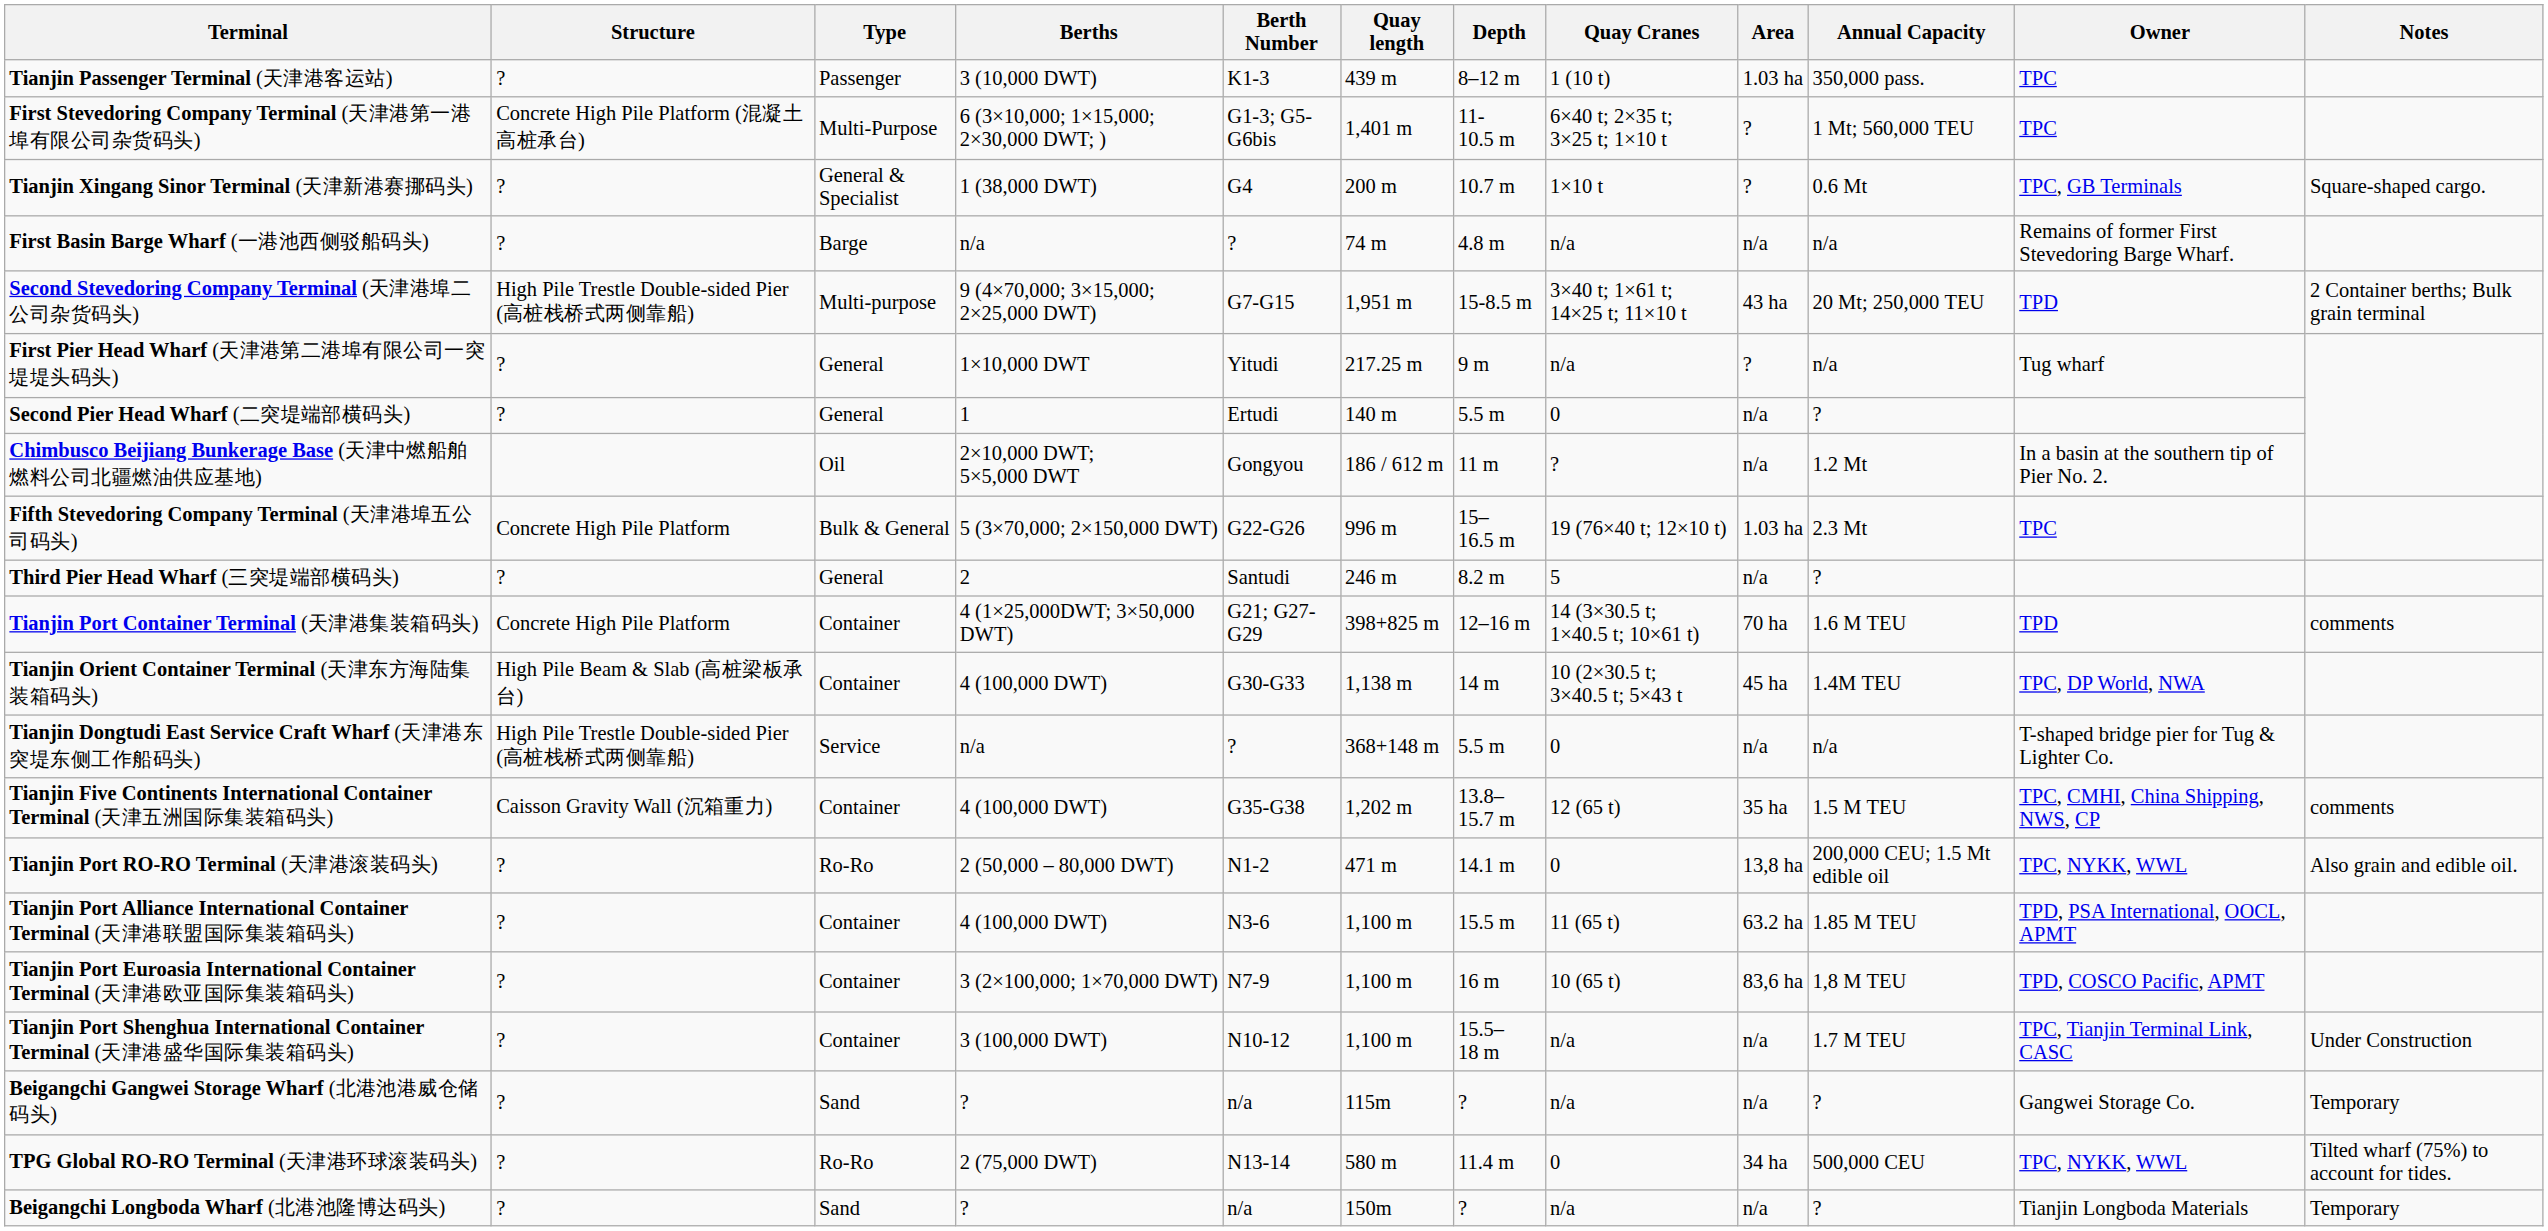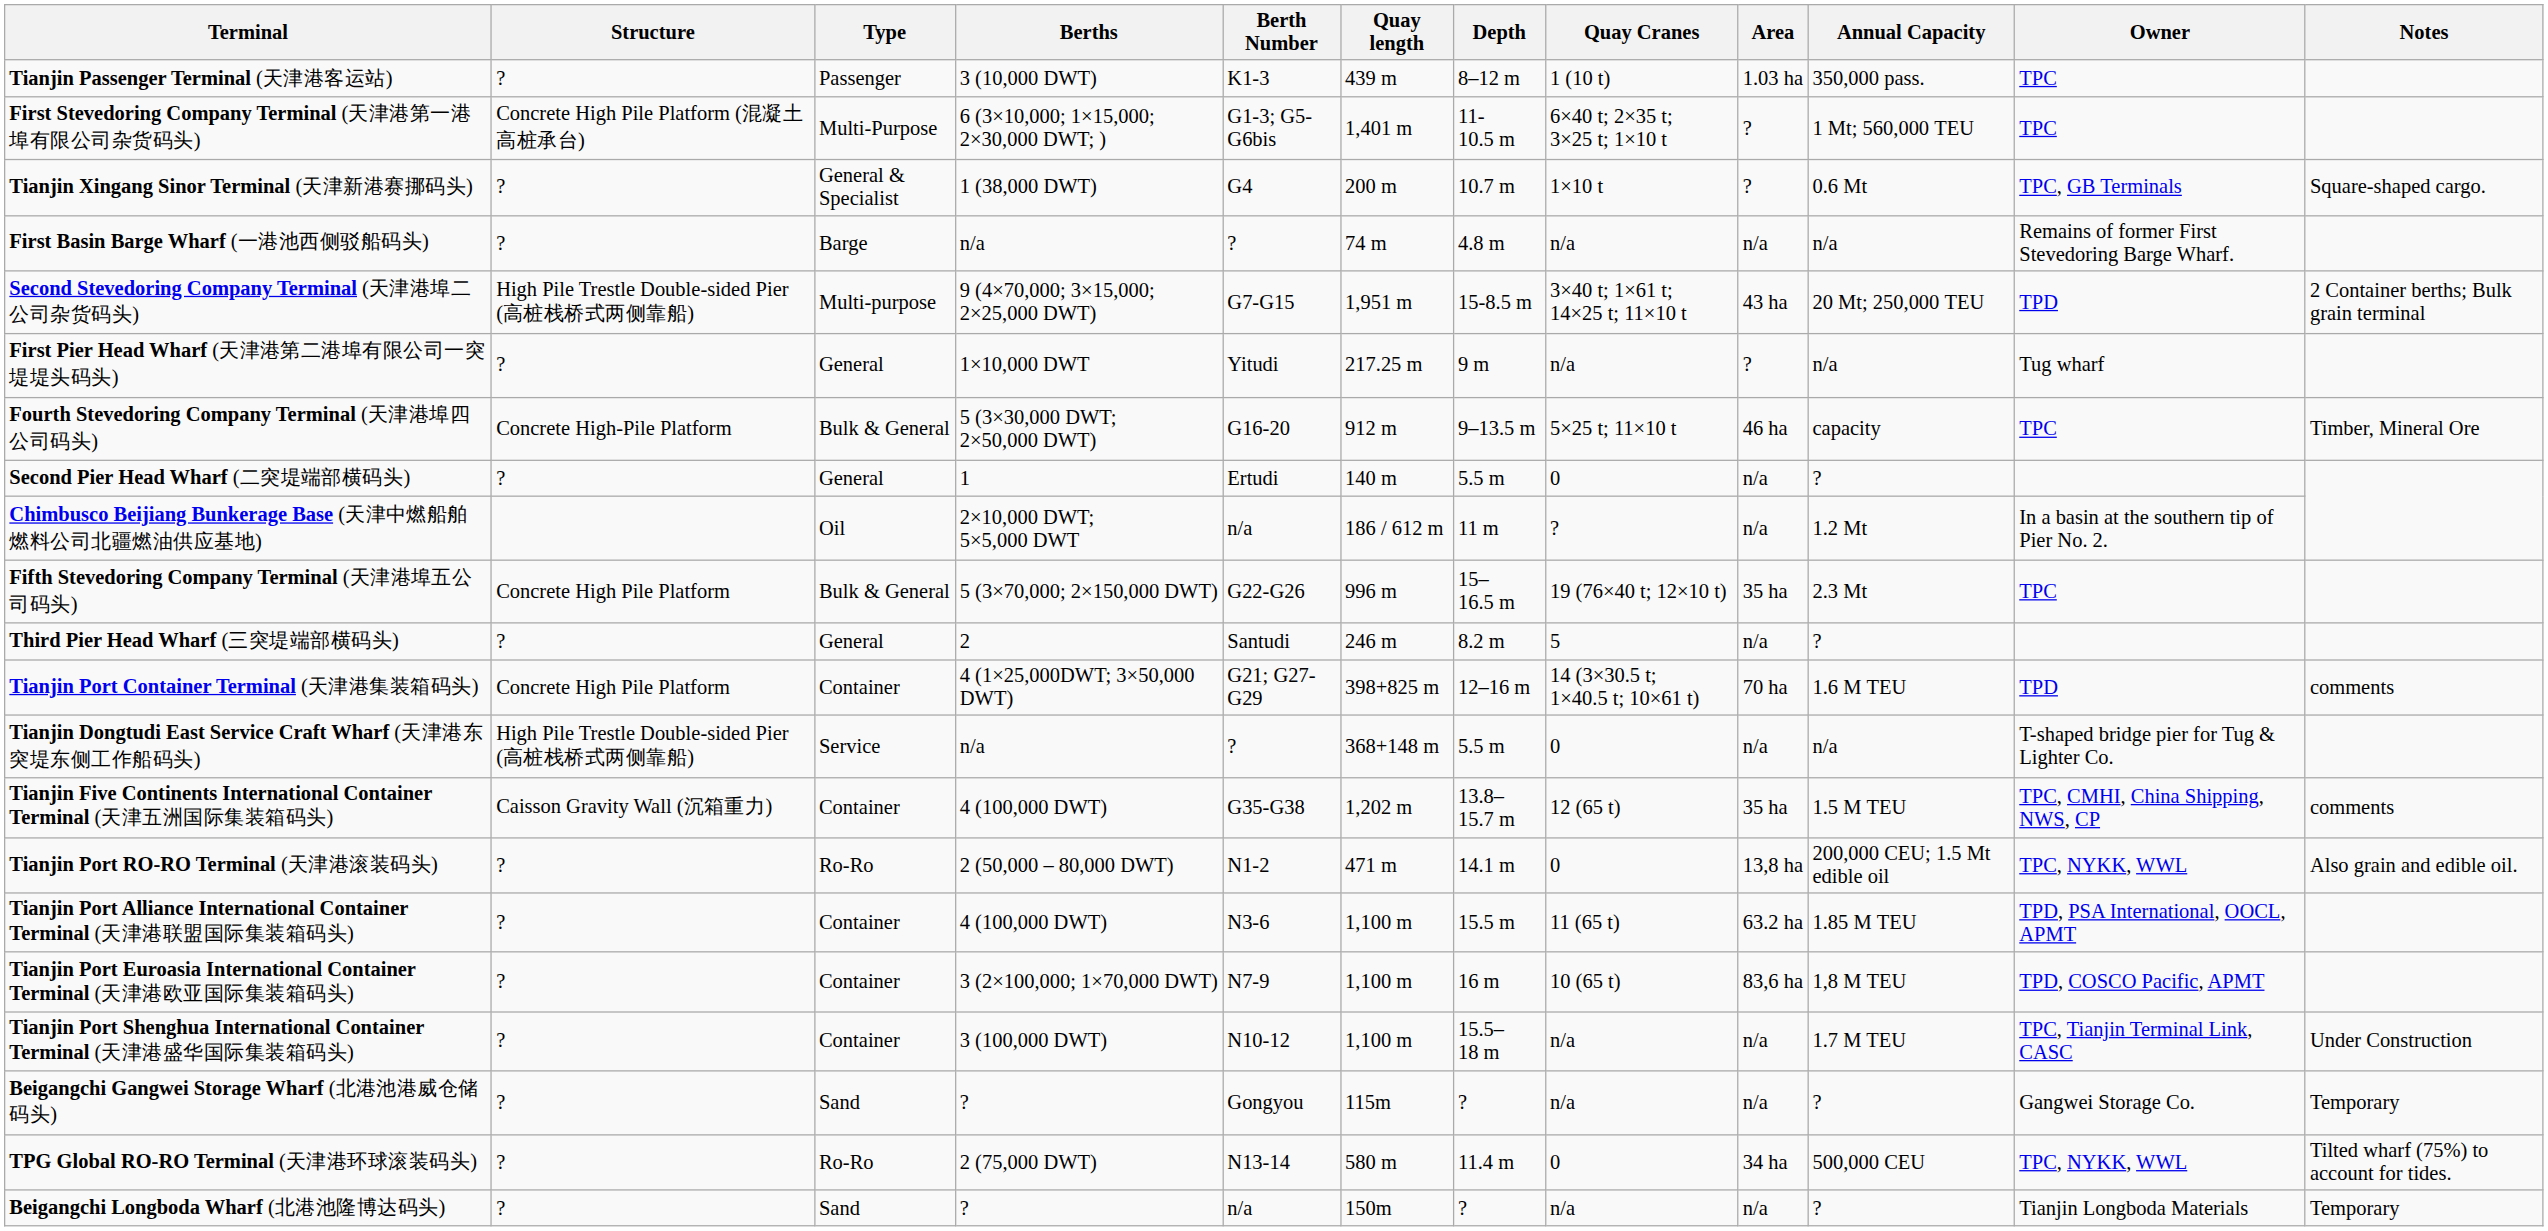+ row: (240, 427)
(1265, 464) Gongyou -> (1240, 528) n/a
(1773, 528) 1.03 ha -> (1765, 591) 35 ha
- row: (240, 682)
(1240, 1102) n/a -> (1265, 1102) Gongyou
